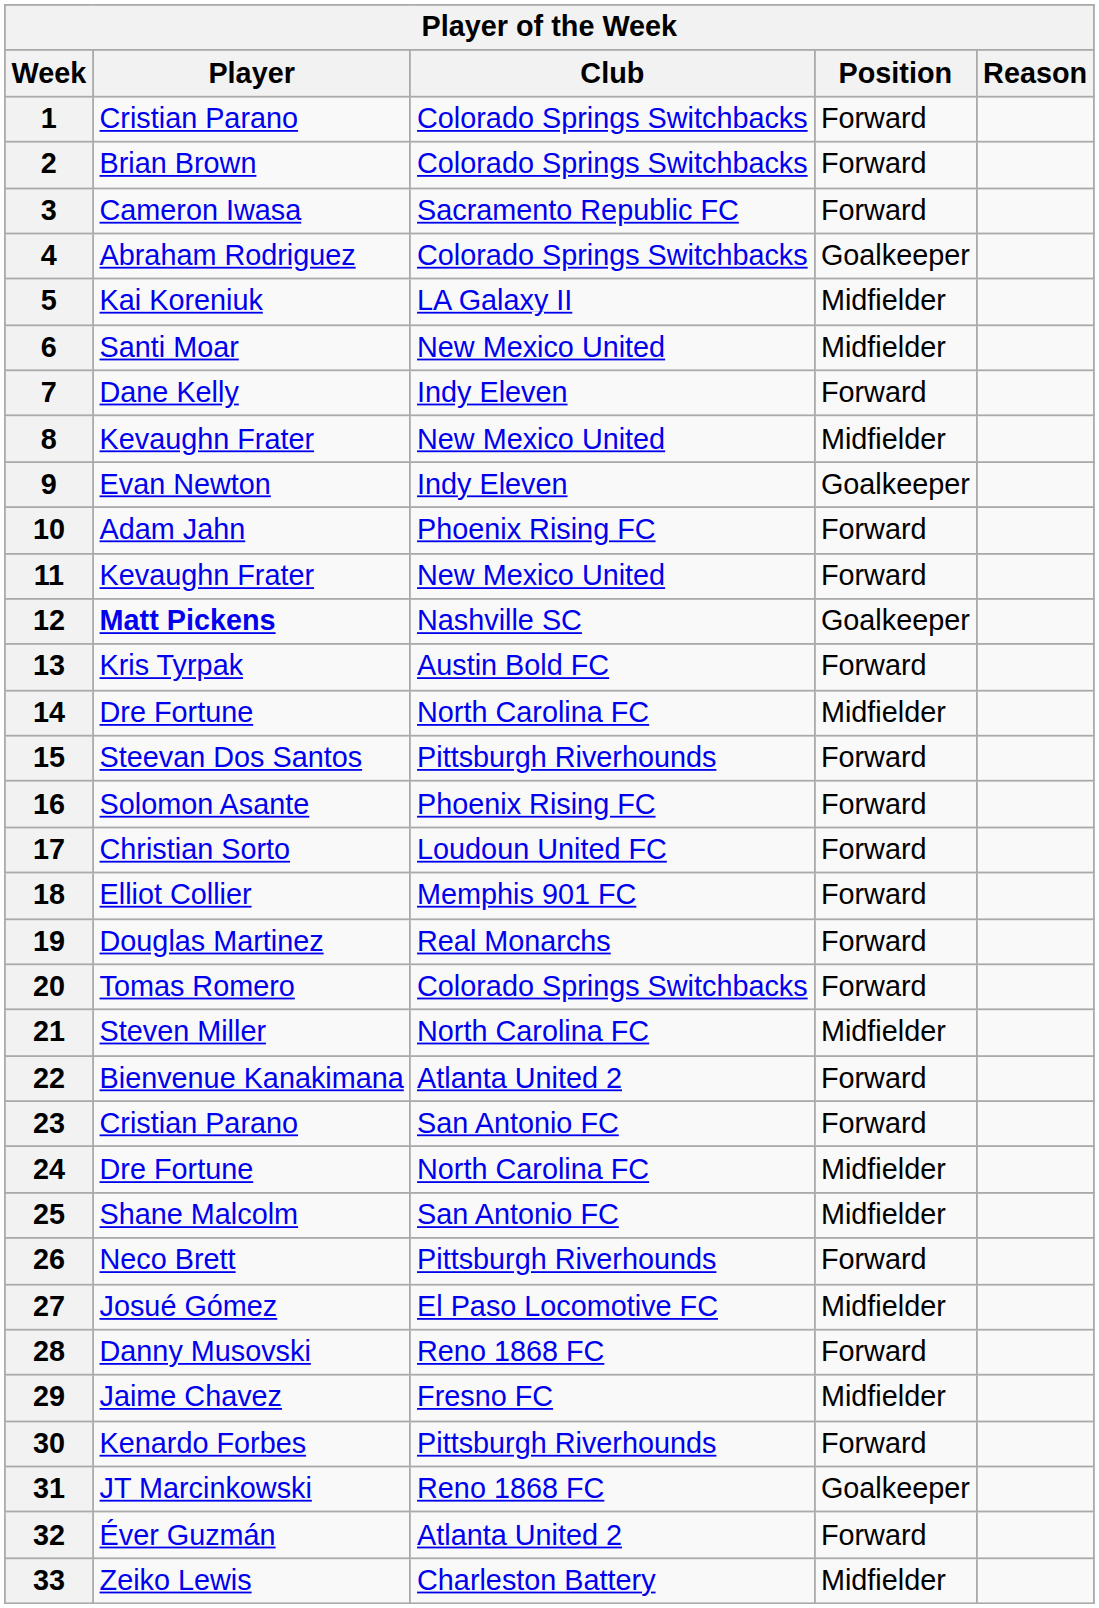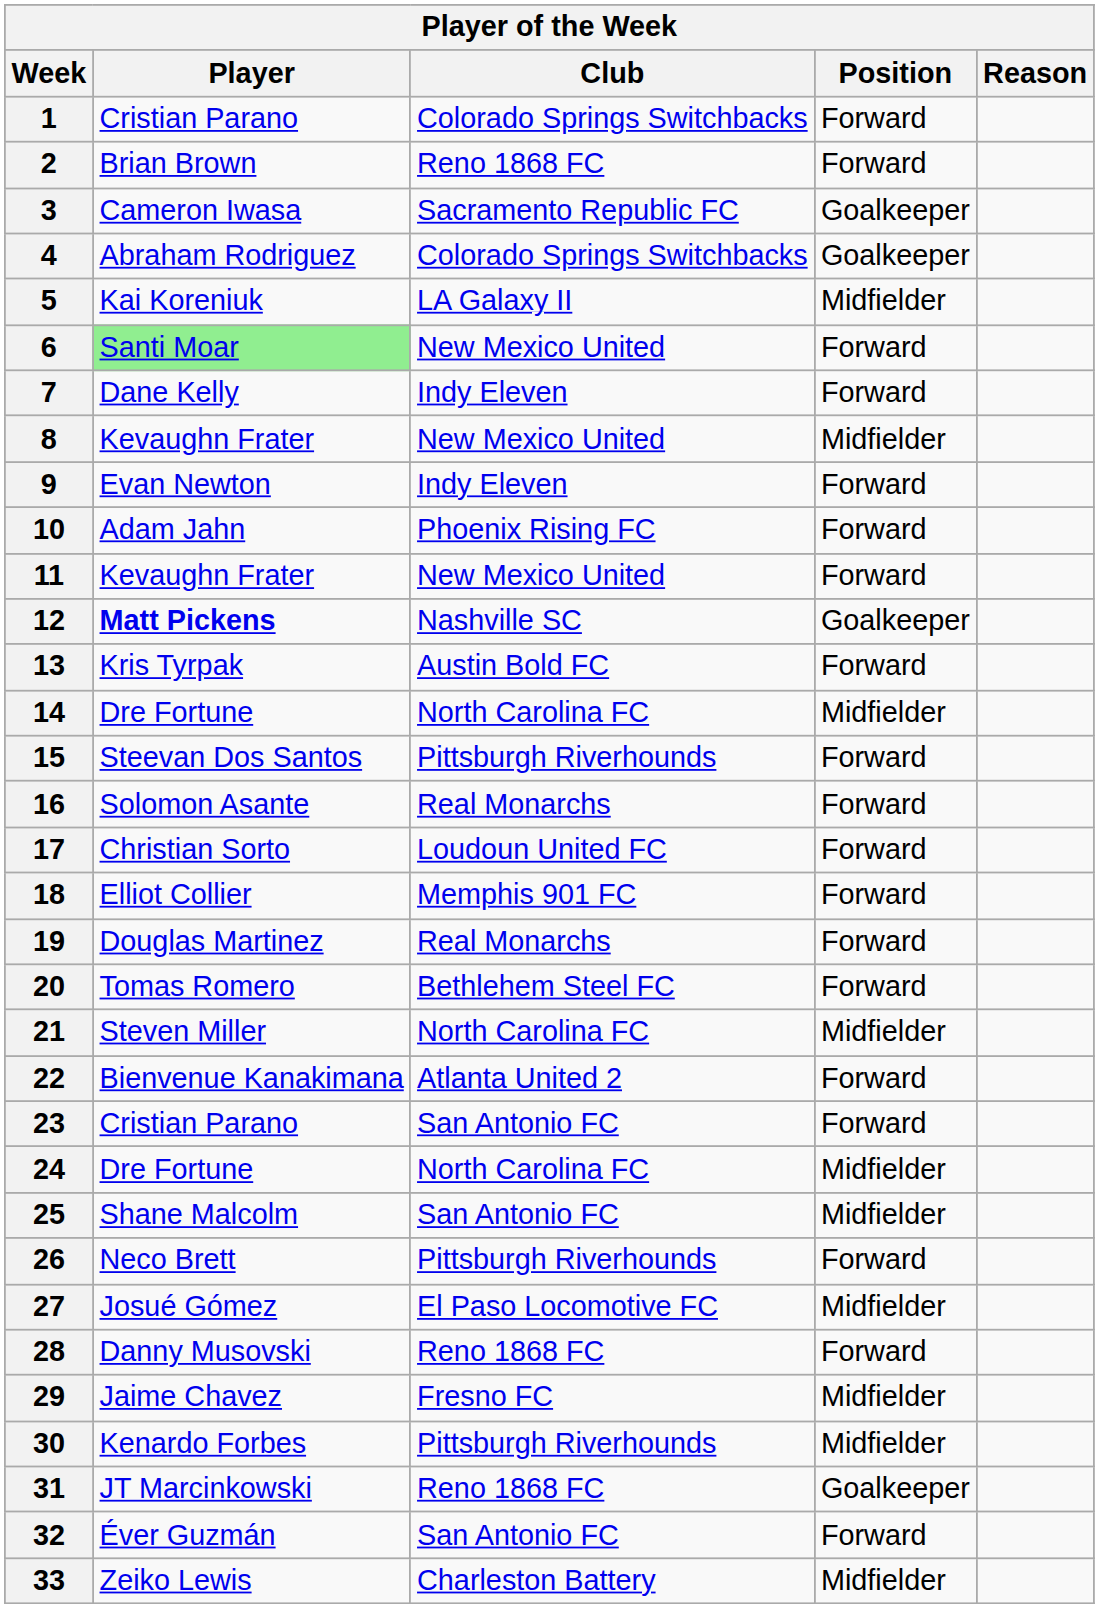(612, 164) Colorado Springs Switchbacks -> (511, 164) Reno 1868 FC
(874, 210) Forward -> (895, 210) Goalkeeper
(169, 347) no background -> (169, 347) lightgreen background
(883, 347) Midfielder -> (874, 347) Forward
(895, 484) Goalkeeper -> (874, 484) Forward
(536, 803) Phoenix Rising FC -> (514, 803) Real Monarchs
(612, 986) Colorado Springs Switchbacks -> (546, 986) Bethlehem Steel FC
(874, 1443) Forward -> (883, 1443) Midfielder
(520, 1534) Atlanta United 2 -> (518, 1534) San Antonio FC
